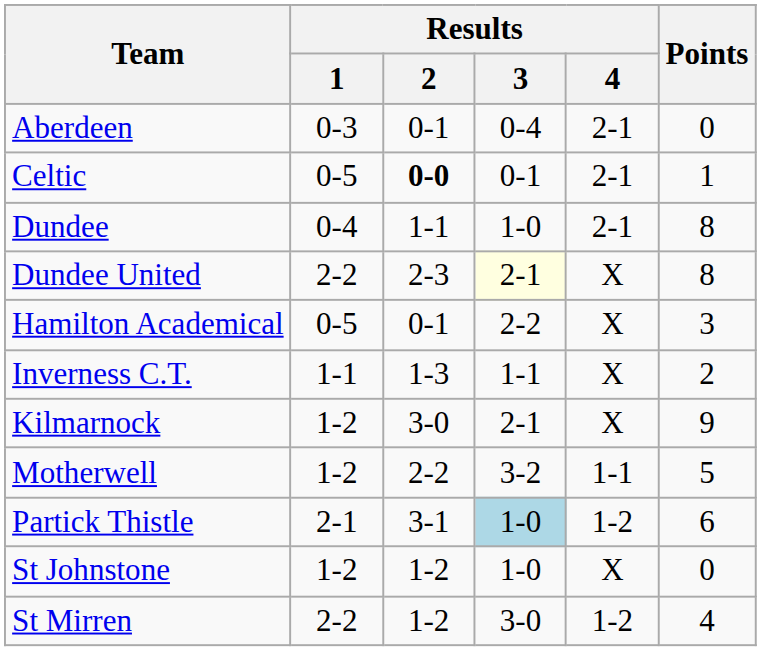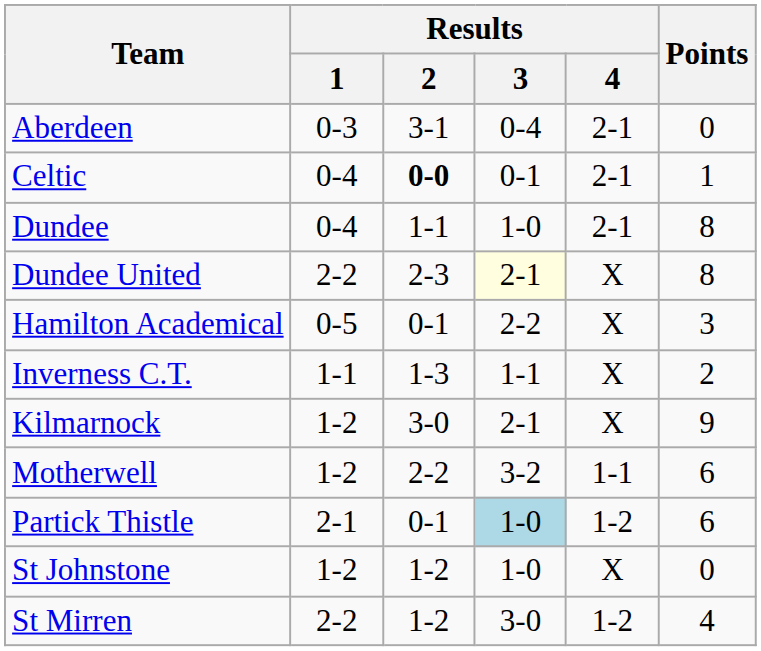(429, 127) 0-1 -> (429, 127) 3-1
(337, 176) 0-5 -> (337, 176) 0-4
(707, 472) 5 -> (707, 472) 6
(429, 521) 3-1 -> (429, 521) 0-1
